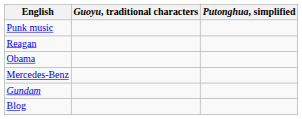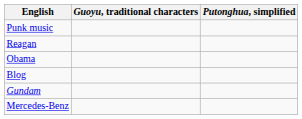rows swapped: (16, 106) <-> (38, 75)
